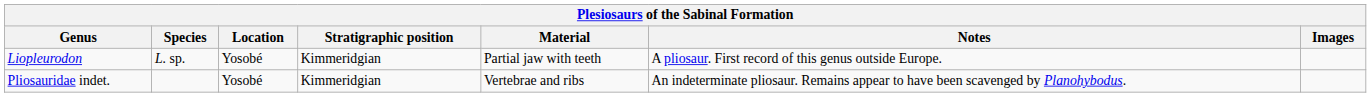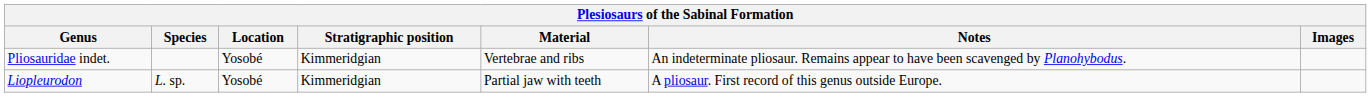rows swapped: (45, 59) <-> (59, 80)
